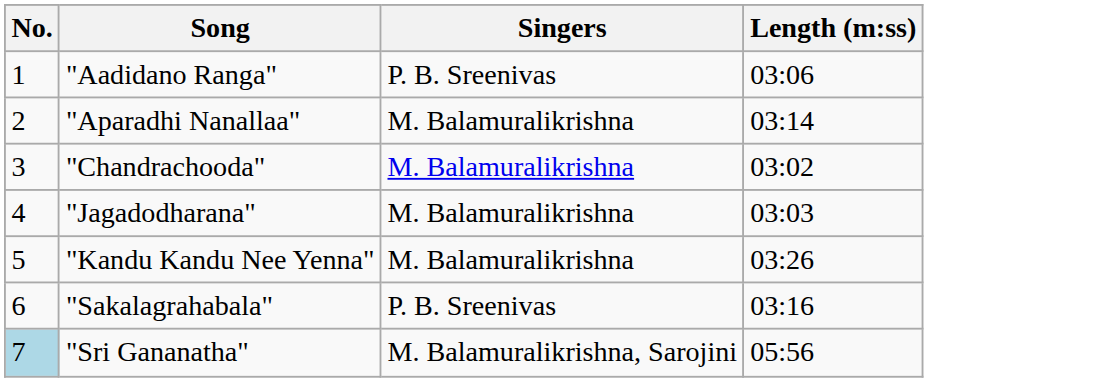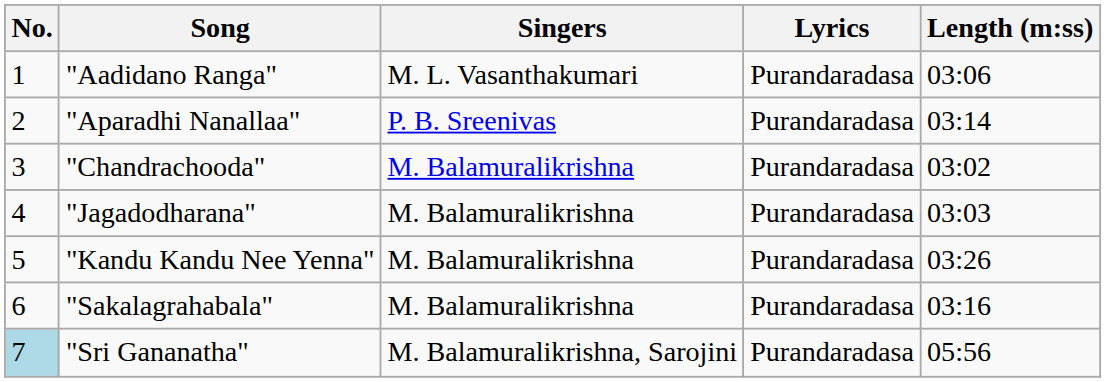+ column: (832, 27)
(472, 74) P. B. Sreenivas -> (513, 74) M. L. Vasanthakumari
(511, 120) M. Balamuralikrishna -> (472, 120) P. B. Sreenivas
(472, 306) P. B. Sreenivas -> (511, 306) M. Balamuralikrishna
